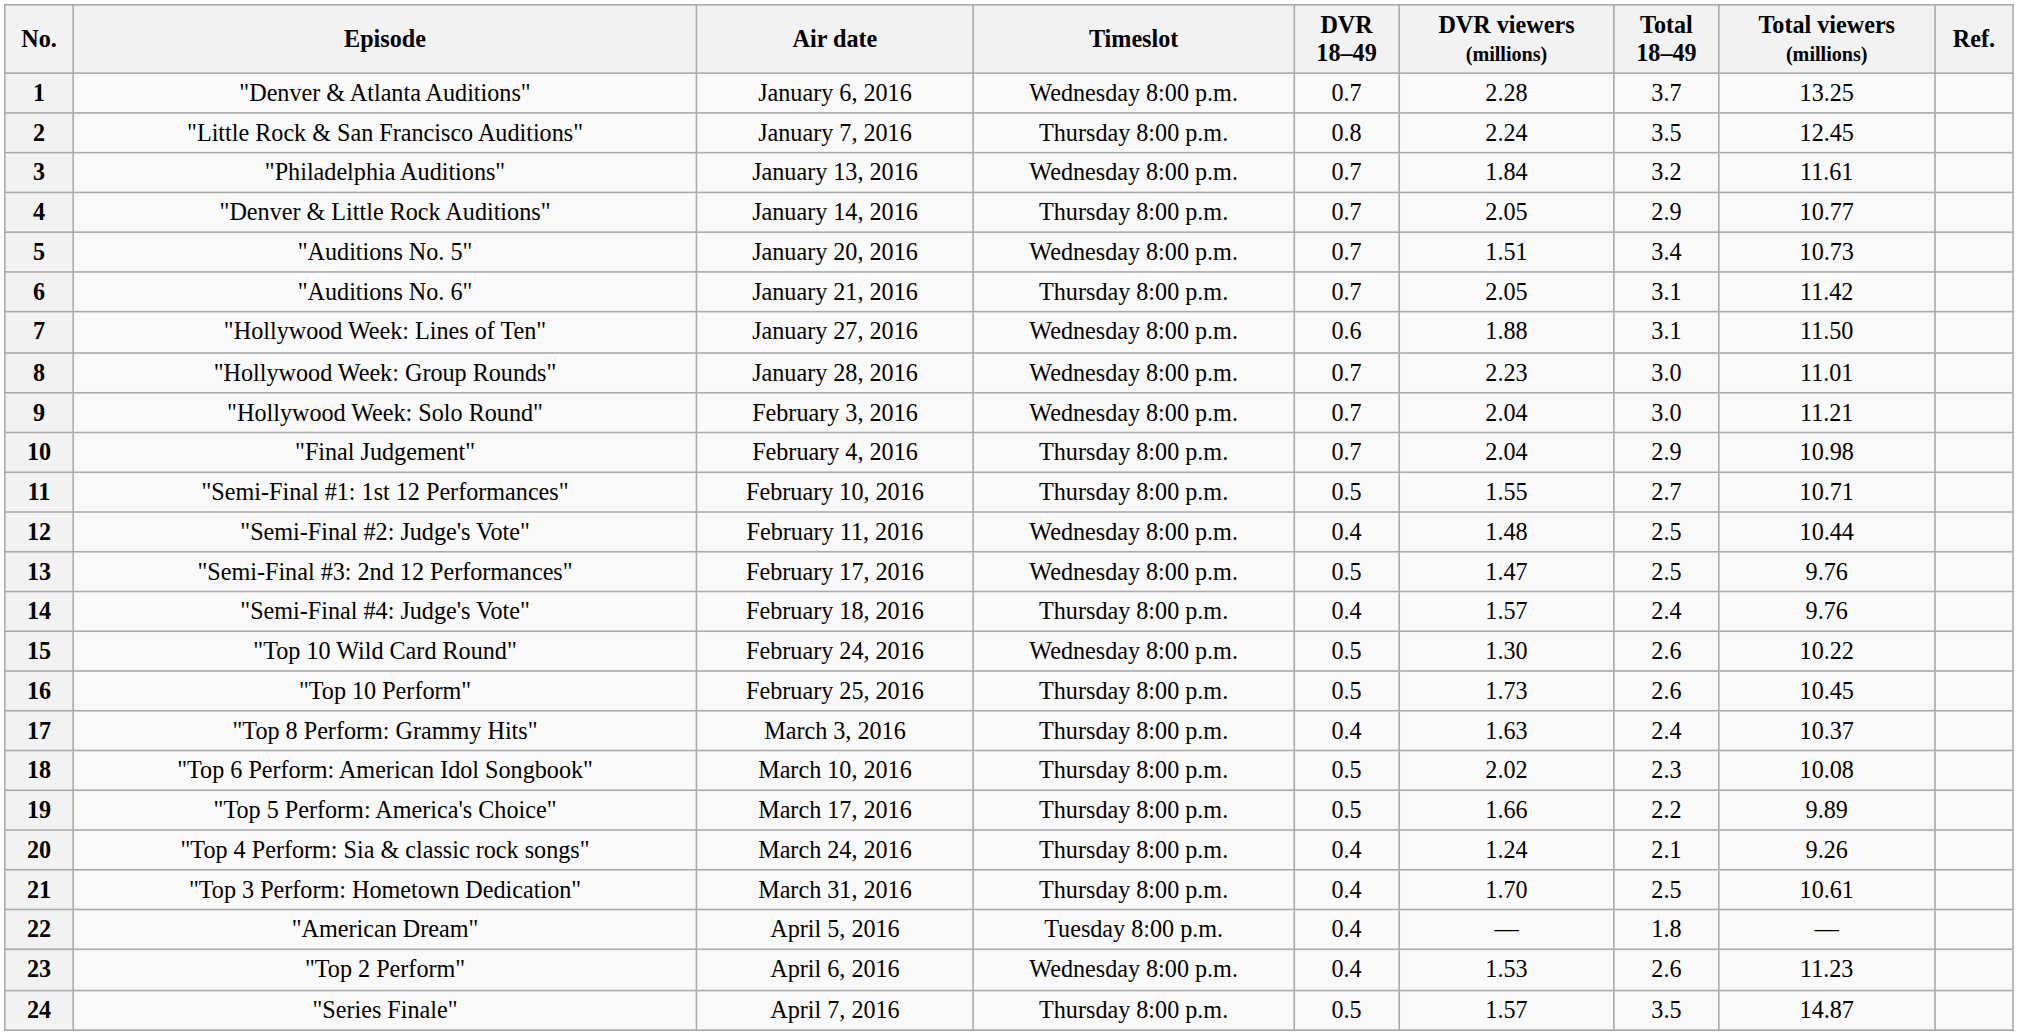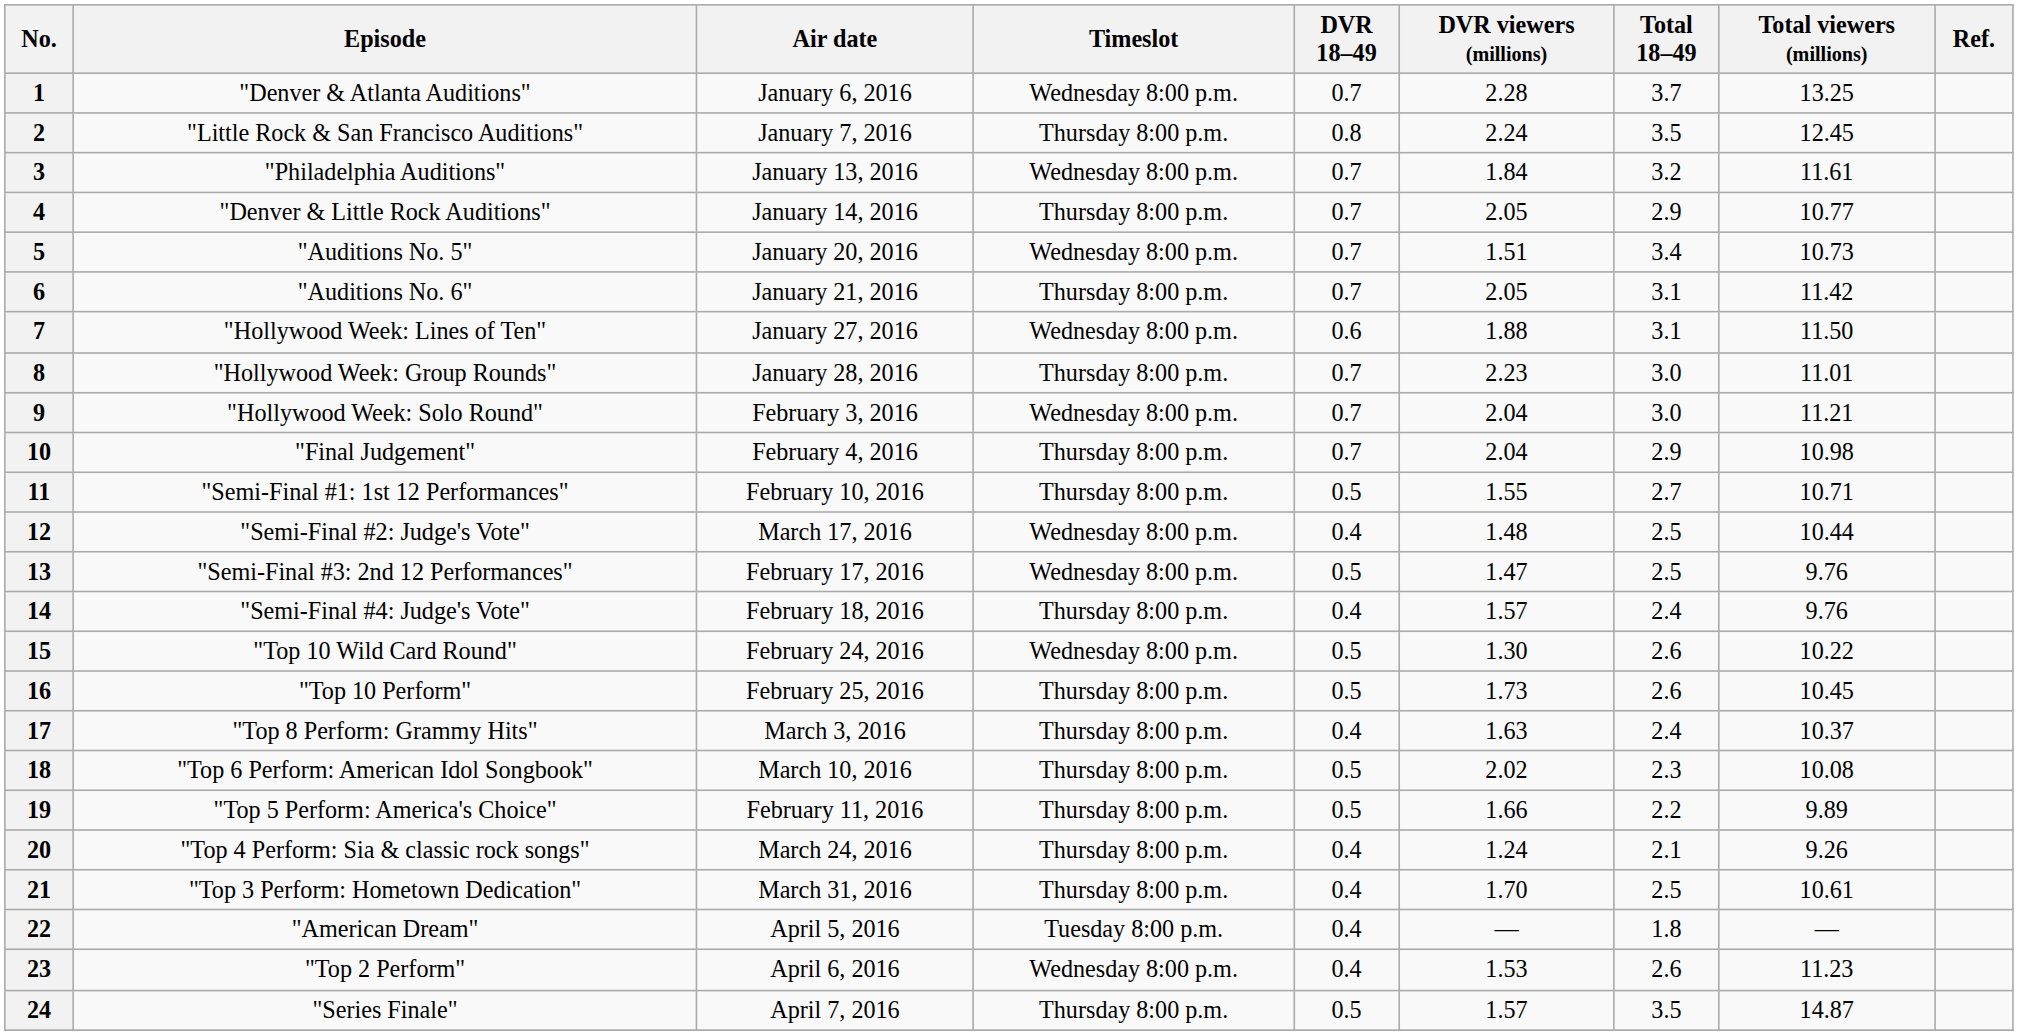(1134, 372) Wednesday 8:00 p.m. -> (1134, 372) Thursday 8:00 p.m.
(835, 531) February 11, 2016 -> (835, 531) March 17, 2016
(835, 810) March 17, 2016 -> (835, 810) February 11, 2016
